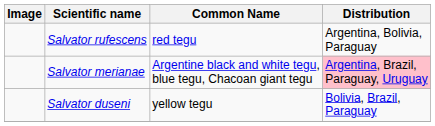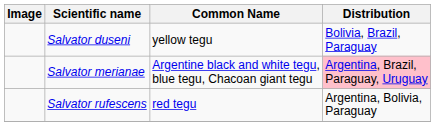rows swapped: (89, 104) <-> (97, 39)
